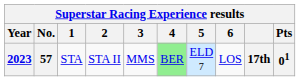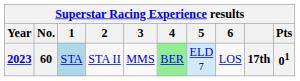(46, 59) 57 -> (46, 59) 60
(72, 59) no background -> (72, 59) lightblue background
